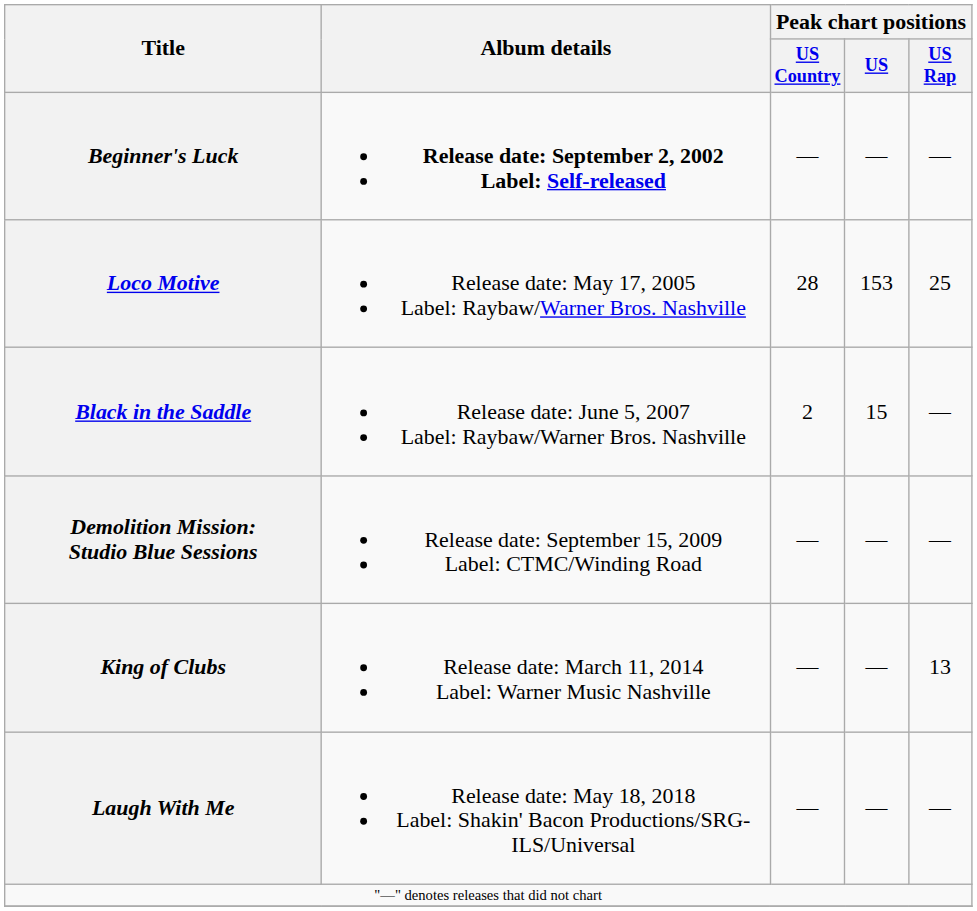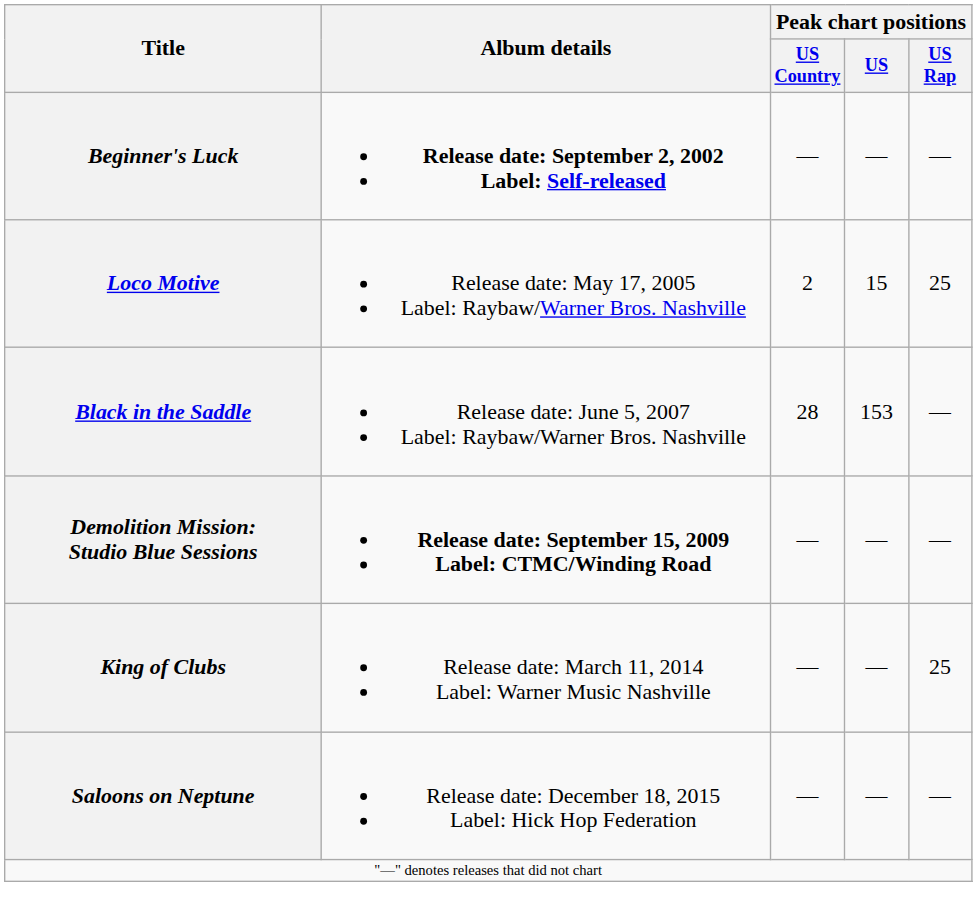(807, 283) 28 -> (807, 283) 2
(876, 283) 153 -> (876, 283) 15
(807, 411) 2 -> (807, 411) 28
(876, 411) 15 -> (876, 411) 153
(546, 552) normal -> (546, 552) bold
(940, 667) 13 -> (940, 667) 25
+ row: (163, 795)
- row: (163, 807)
